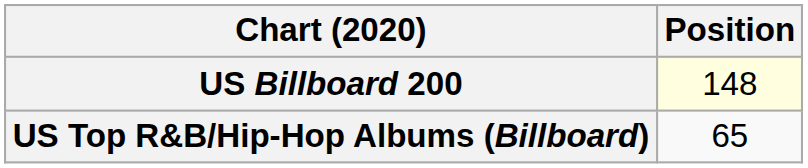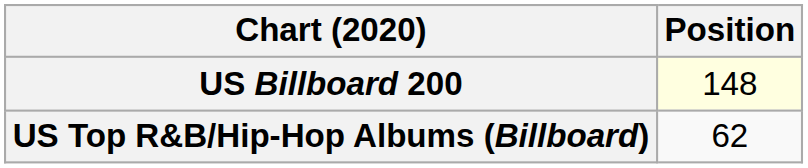(730, 135) 65 -> (730, 135) 62
